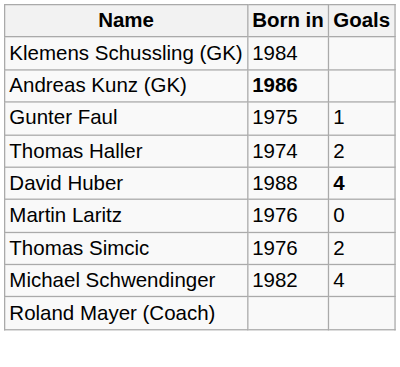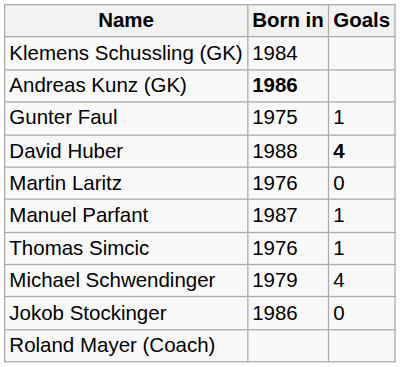- row: (76, 150)
+ row: (79, 215)
(339, 248) 2 -> (339, 248) 1
(275, 280) 1982 -> (275, 280) 1979
+ row: (88, 313)
